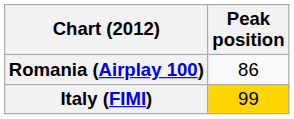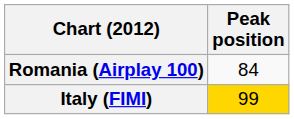(248, 69) 86 -> (248, 69) 84
